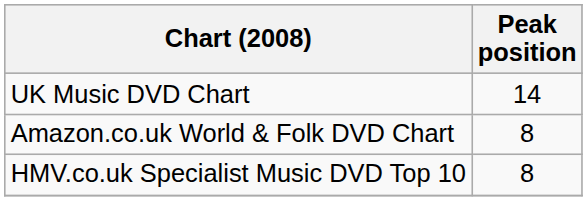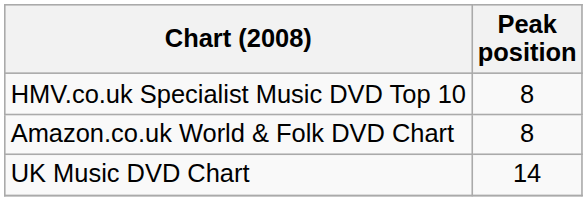rows swapped: (130, 93) <-> (238, 174)
